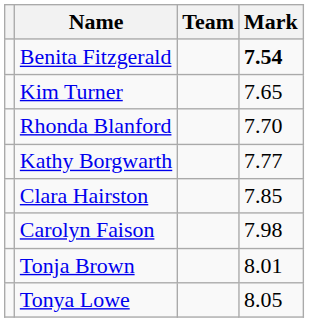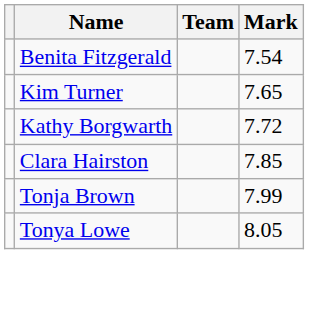(263, 56) bold -> (263, 56) normal
- row: (96, 126)
(263, 160) 7.77 -> (263, 126) 7.72
- row: (87, 230)
(263, 265) 8.01 -> (263, 195) 7.99
